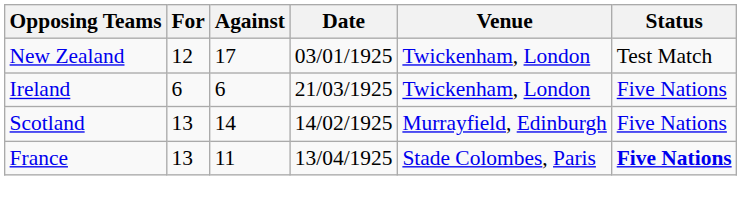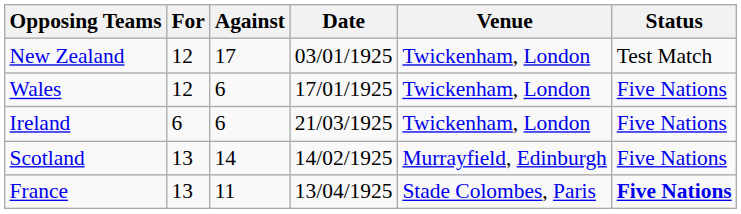+ row: (36, 89)
